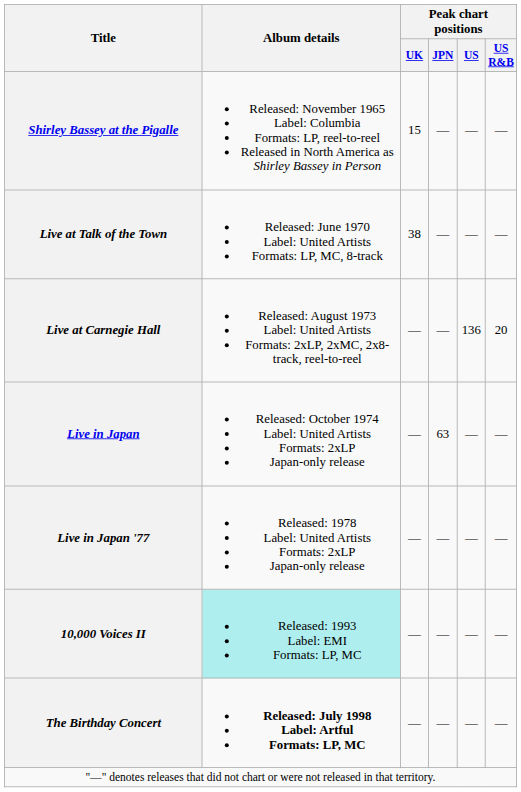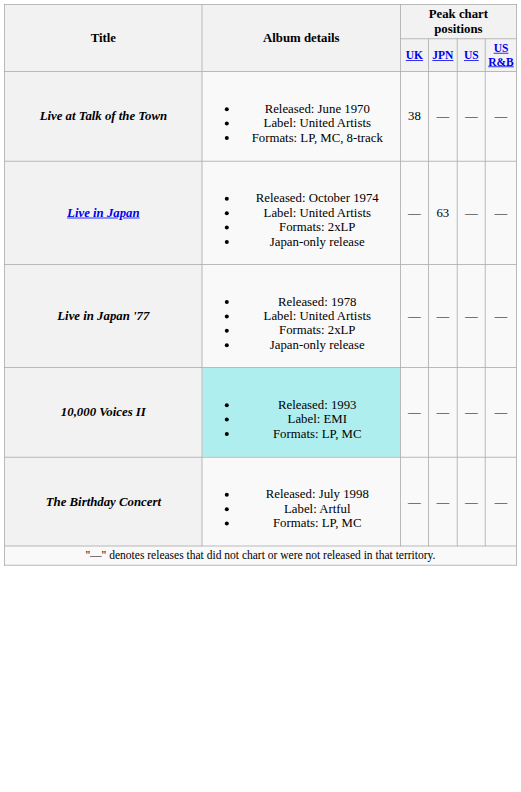- row: (103, 130)
- row: (103, 330)
(301, 730) bold -> (301, 509) normal
